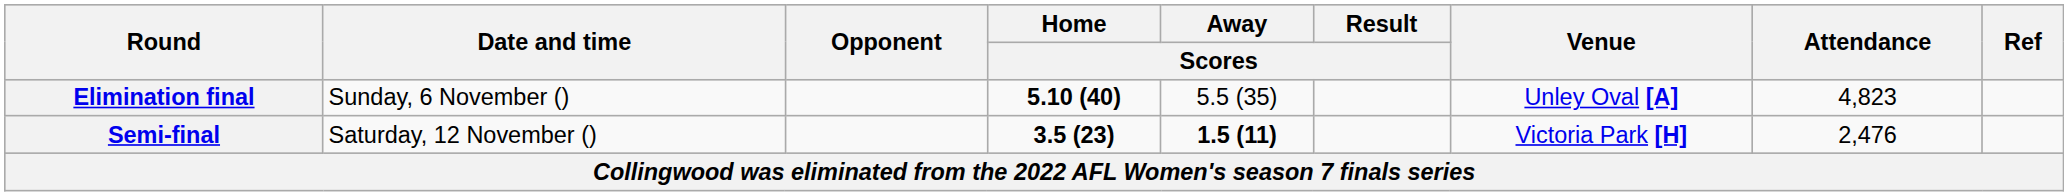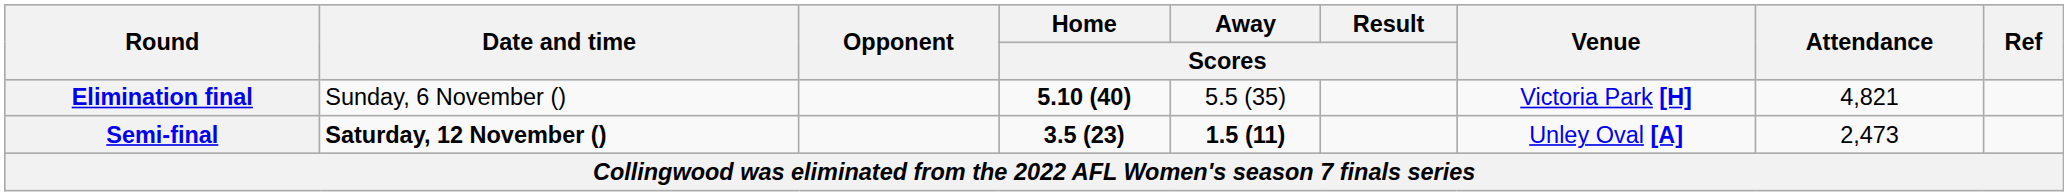(1601, 98) Unley Oval [A] -> (1606, 98) Victoria Park [H]
(1868, 98) 4,823 -> (1869, 98) 4,821
(463, 135) normal -> (466, 135) bold
(1601, 135) Victoria Park [H] -> (1606, 135) Unley Oval [A]
(1868, 135) 2,476 -> (1869, 135) 2,473
